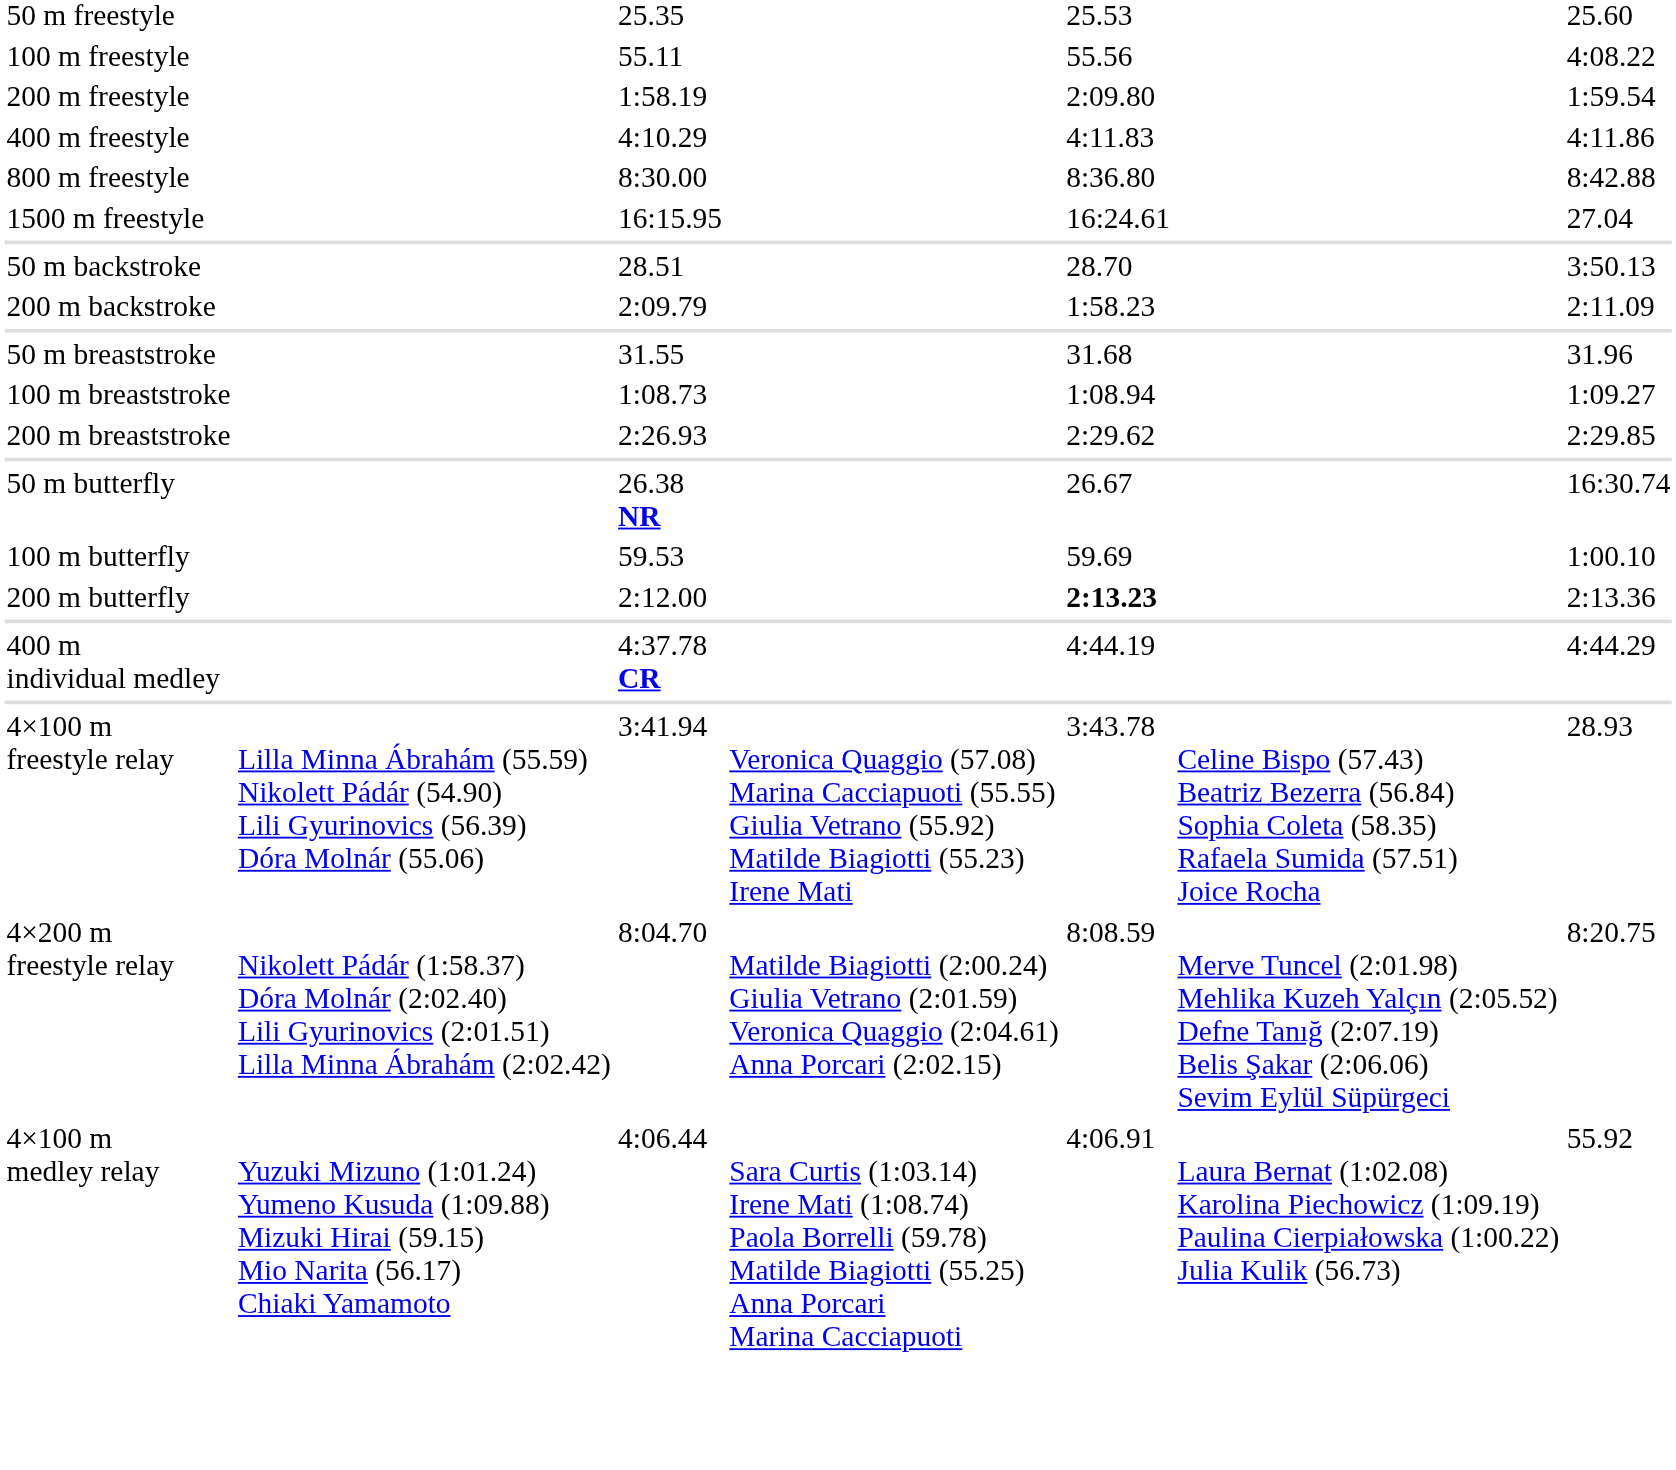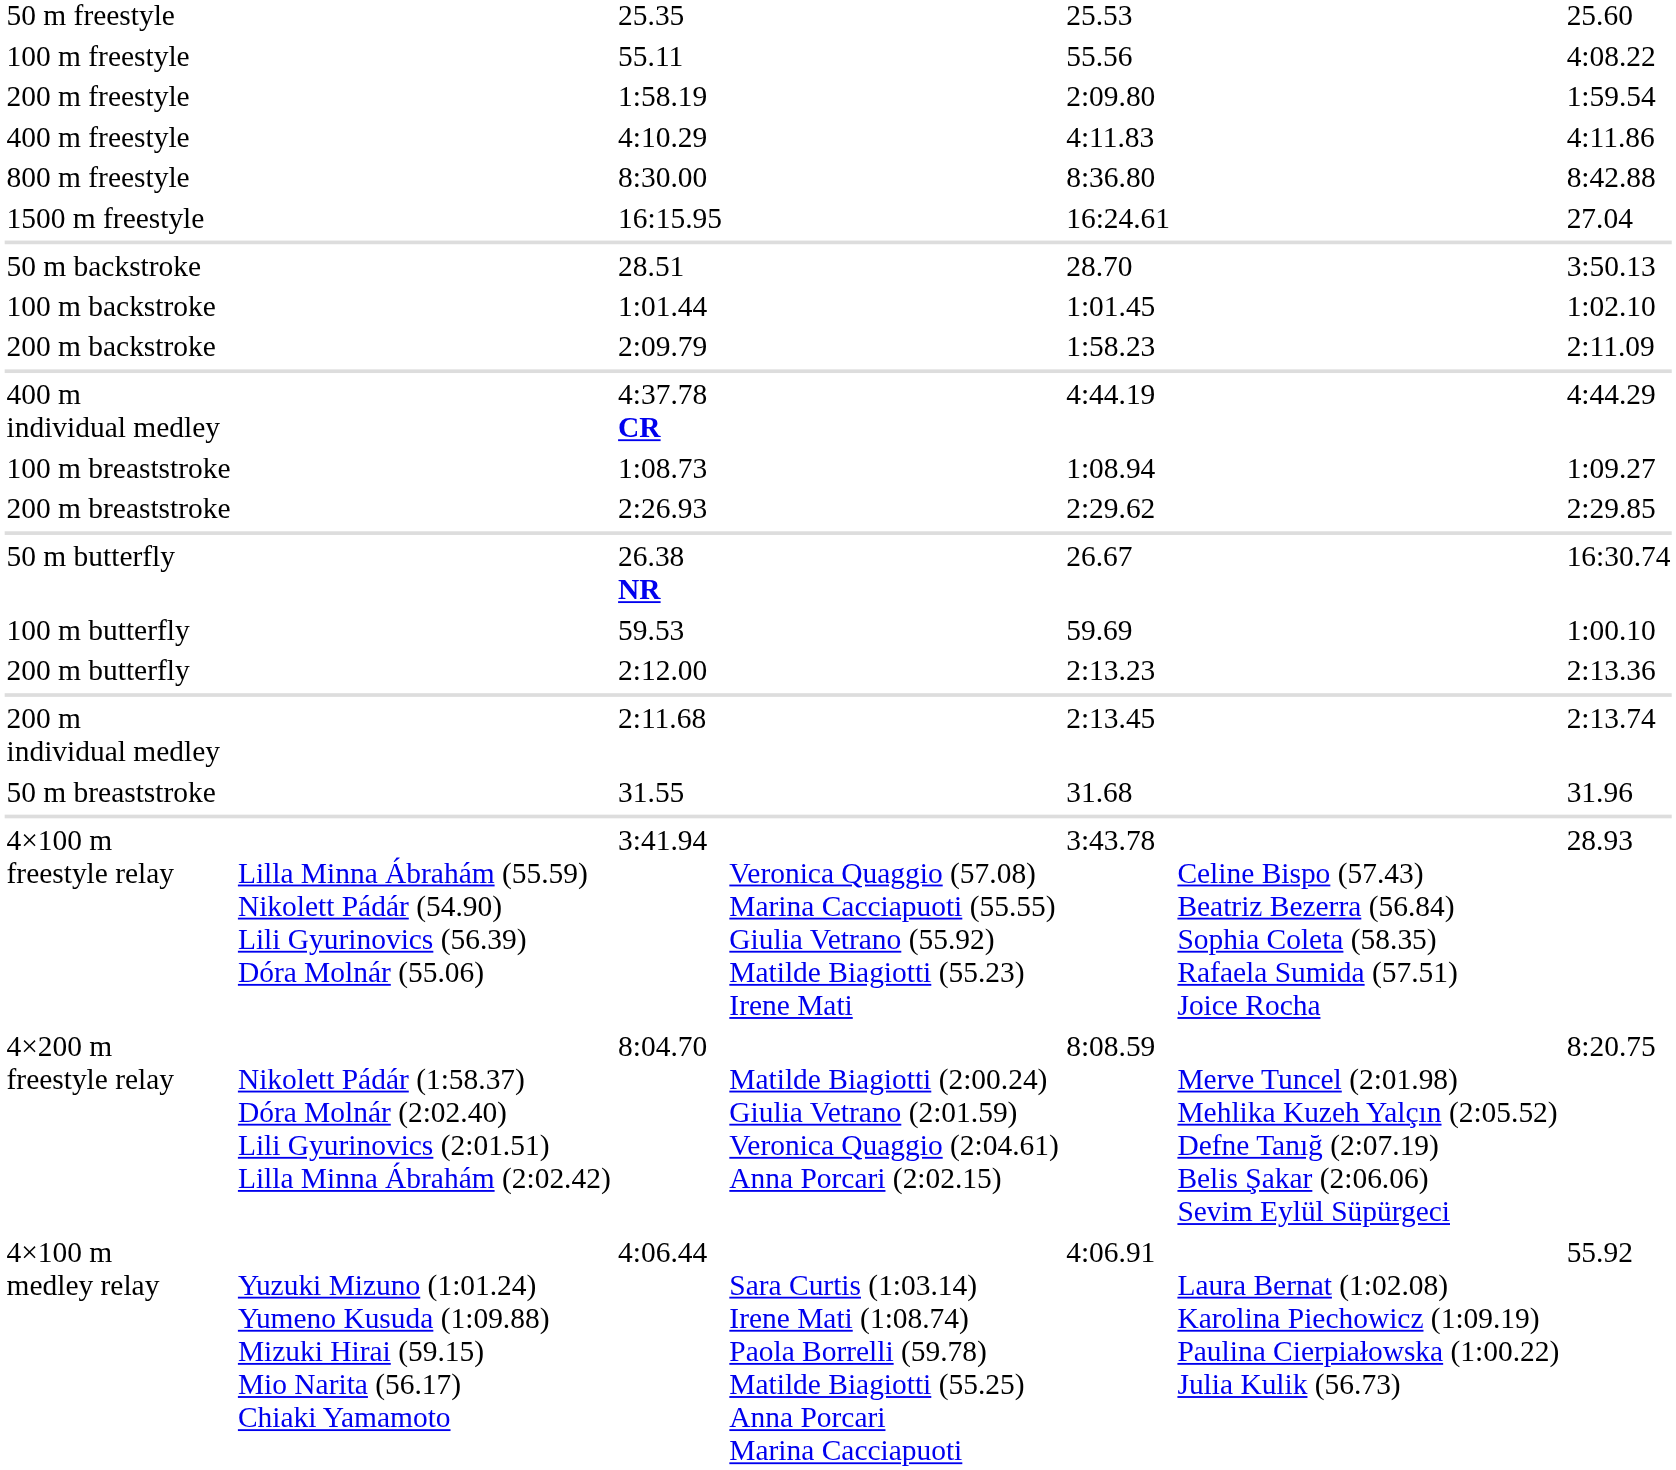+ row: (111, 306)
rows swapped: (111, 354) <-> (113, 661)
(1112, 597) bold -> (1111, 670) normal
+ row: (113, 735)
